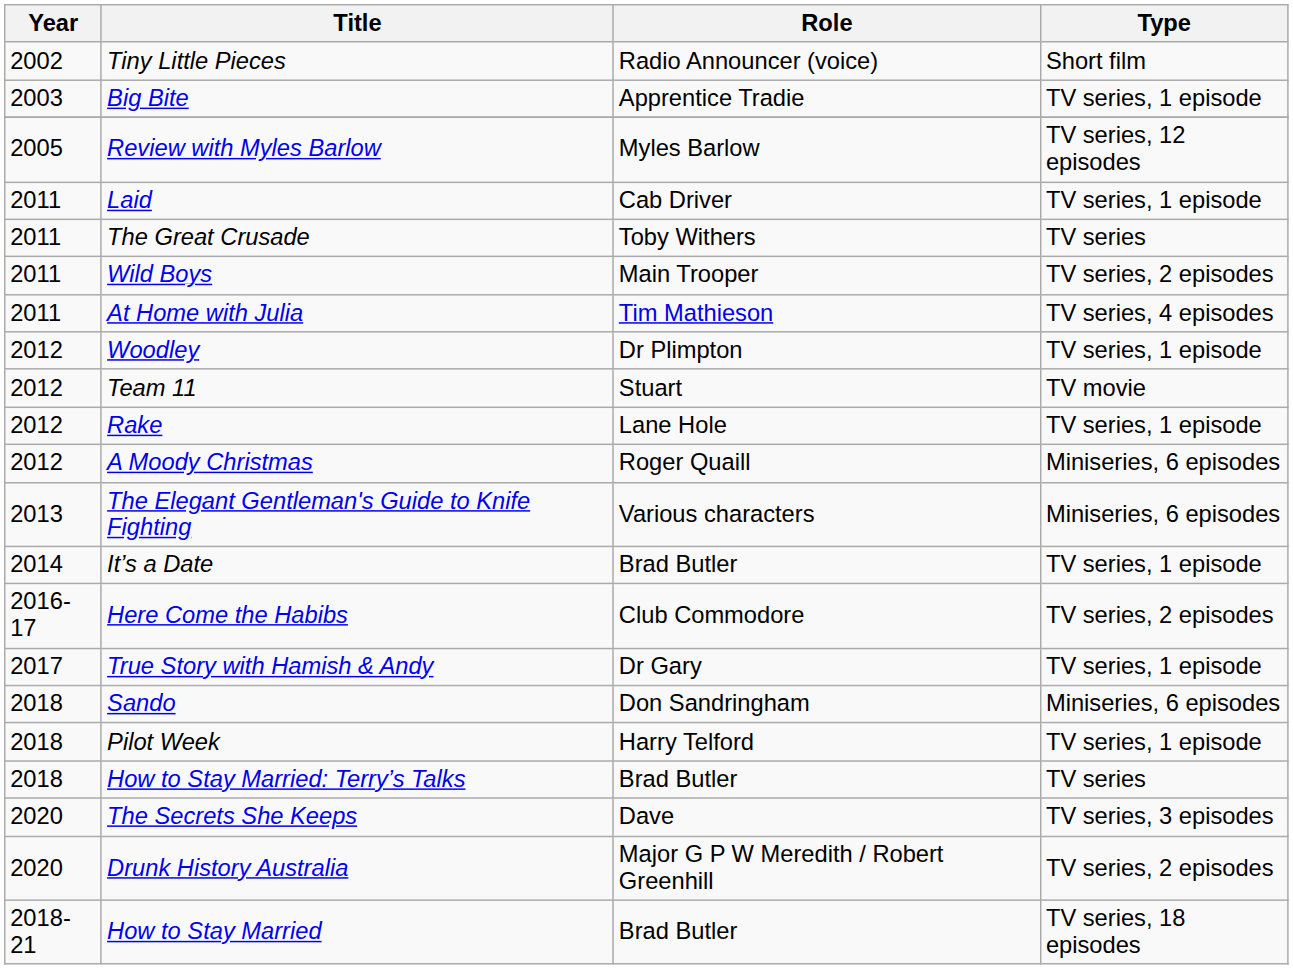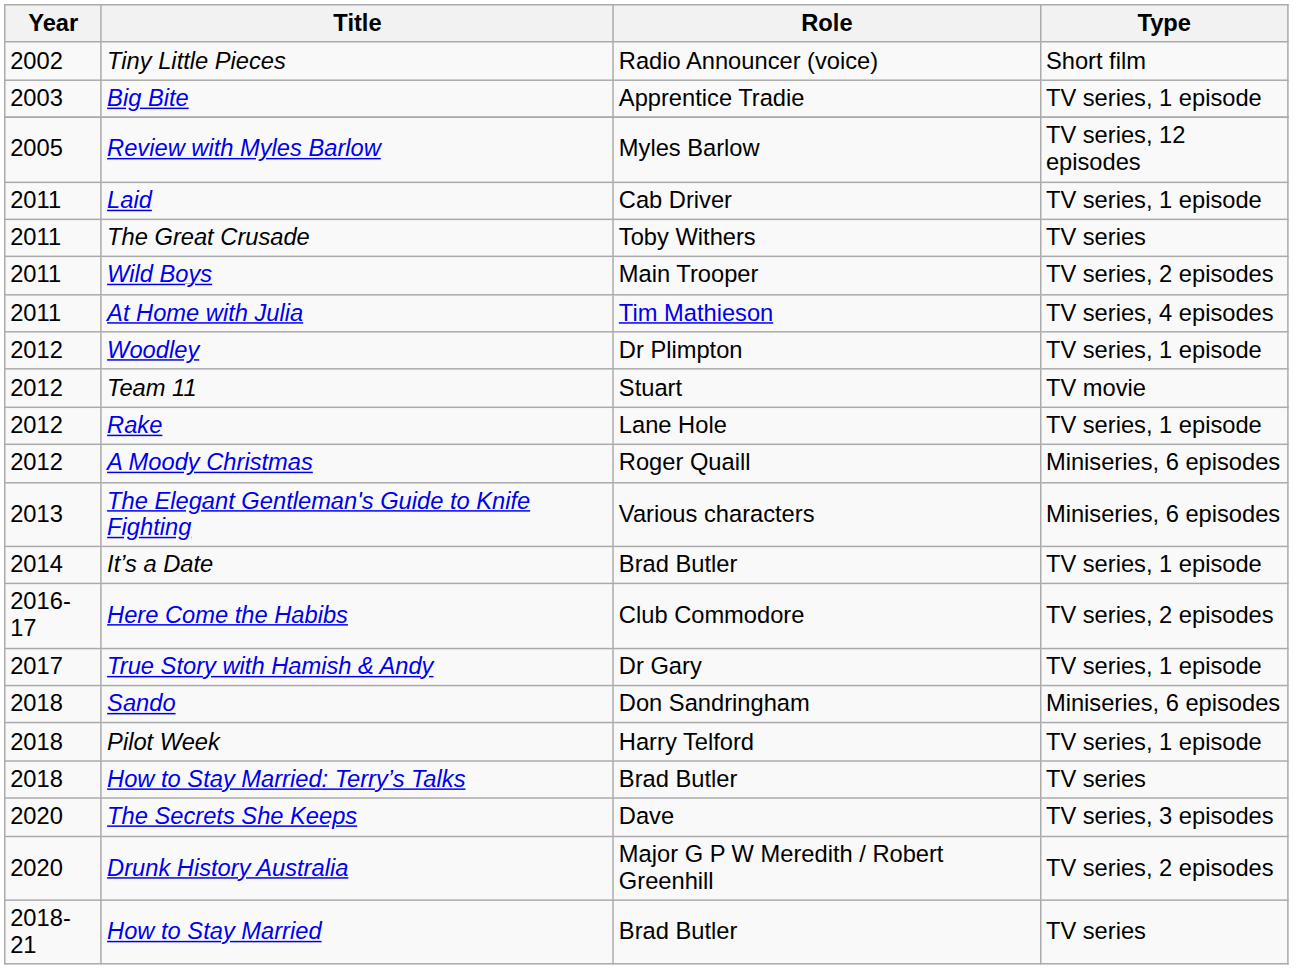(1116, 931) TV series, 18 episodes -> (1096, 931) TV series
